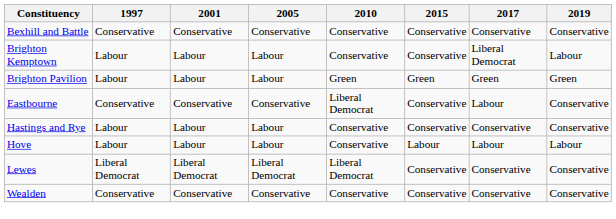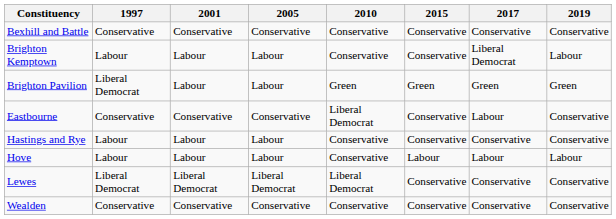(111, 79) Labour -> (117, 85) Liberal Democrat
